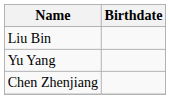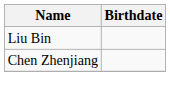- row: (32, 60)
